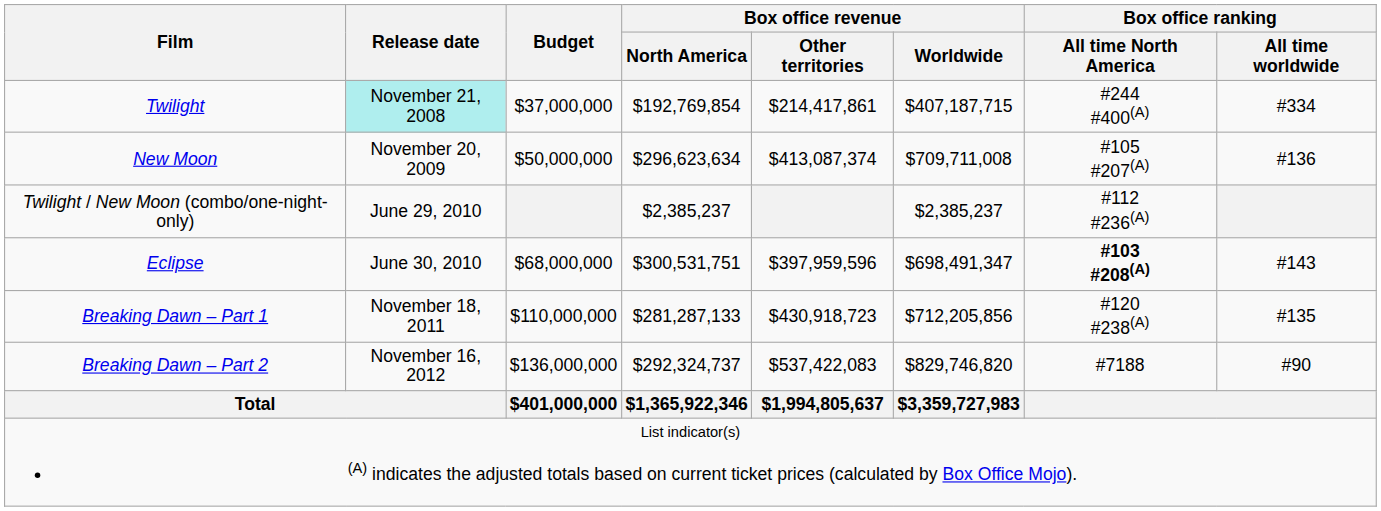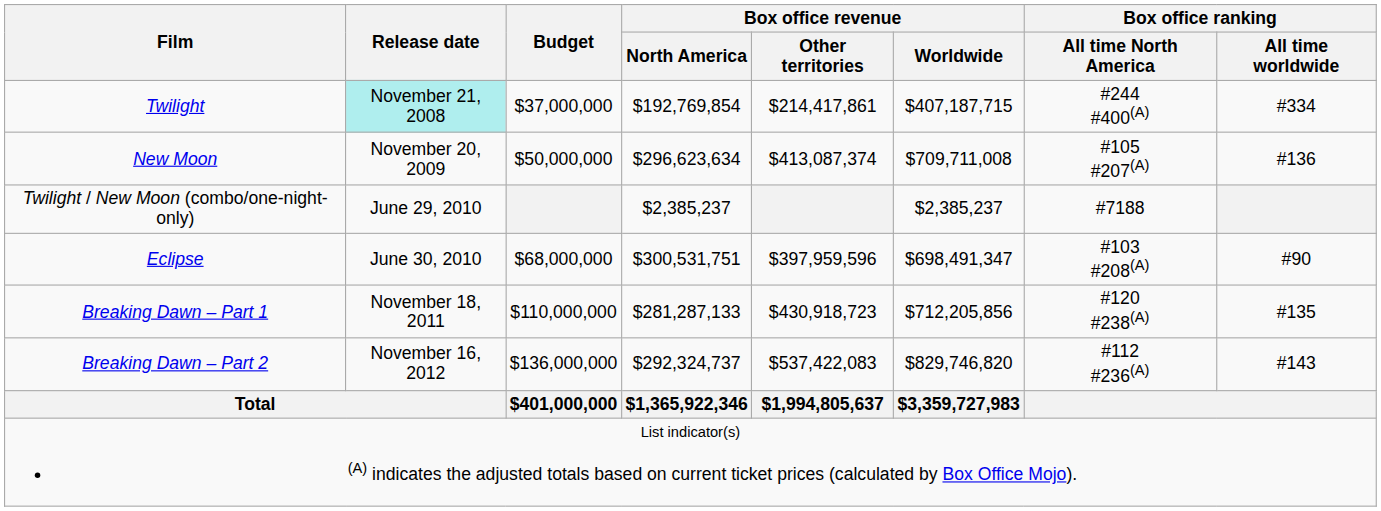(1120, 211) #112 #236(A) -> (1120, 208) #7188
(1120, 263) bold -> (1120, 259) normal
(1296, 263) #143 -> (1296, 259) #90
(1120, 366) #7188 -> (1120, 363) #112 #236(A)
(1296, 366) #90 -> (1296, 363) #143
